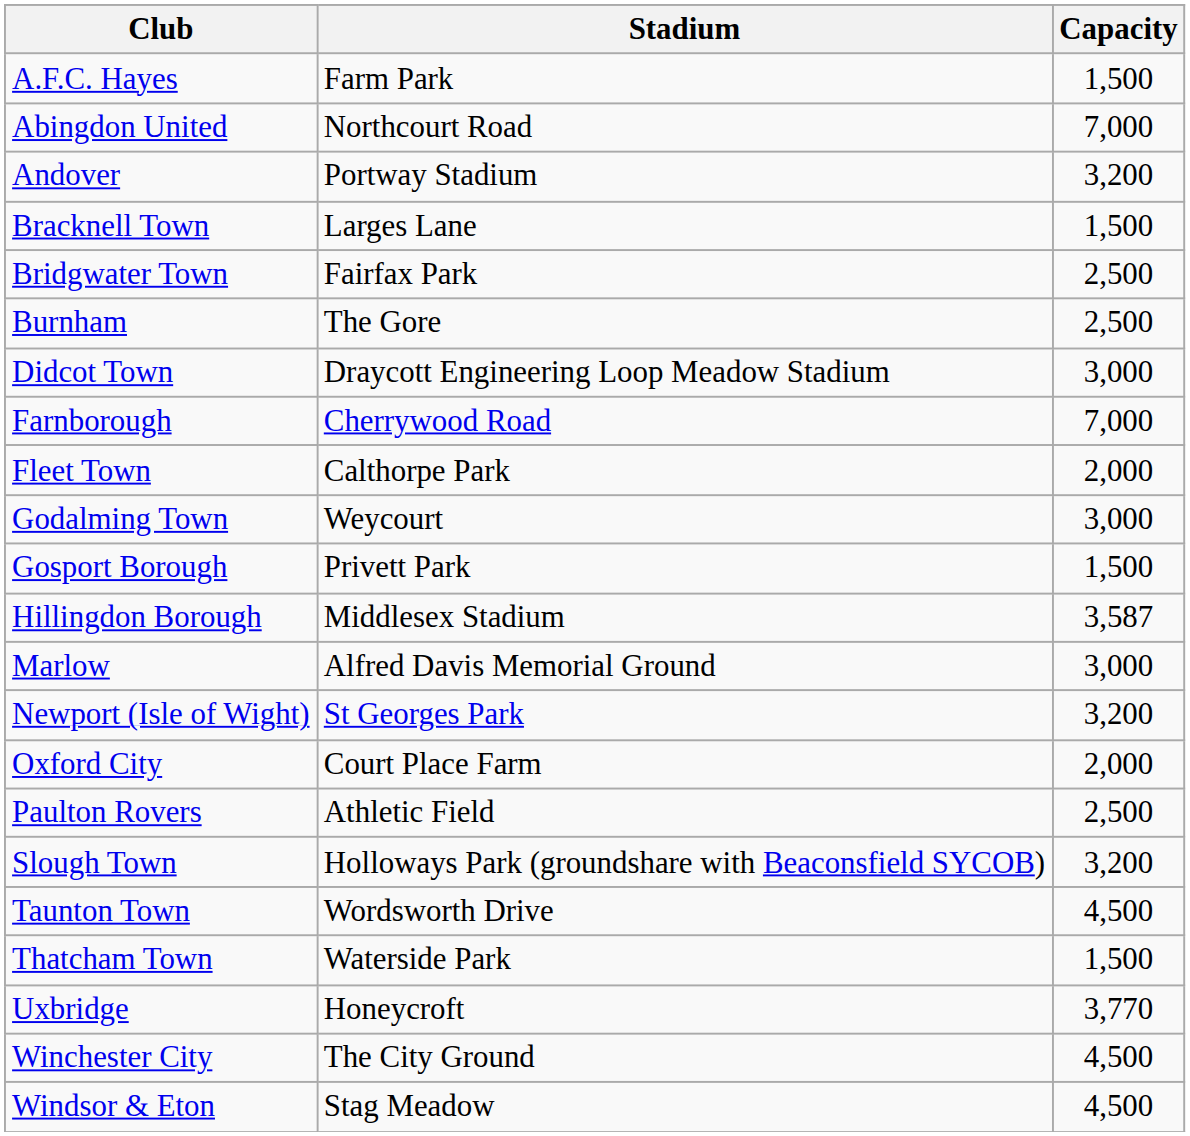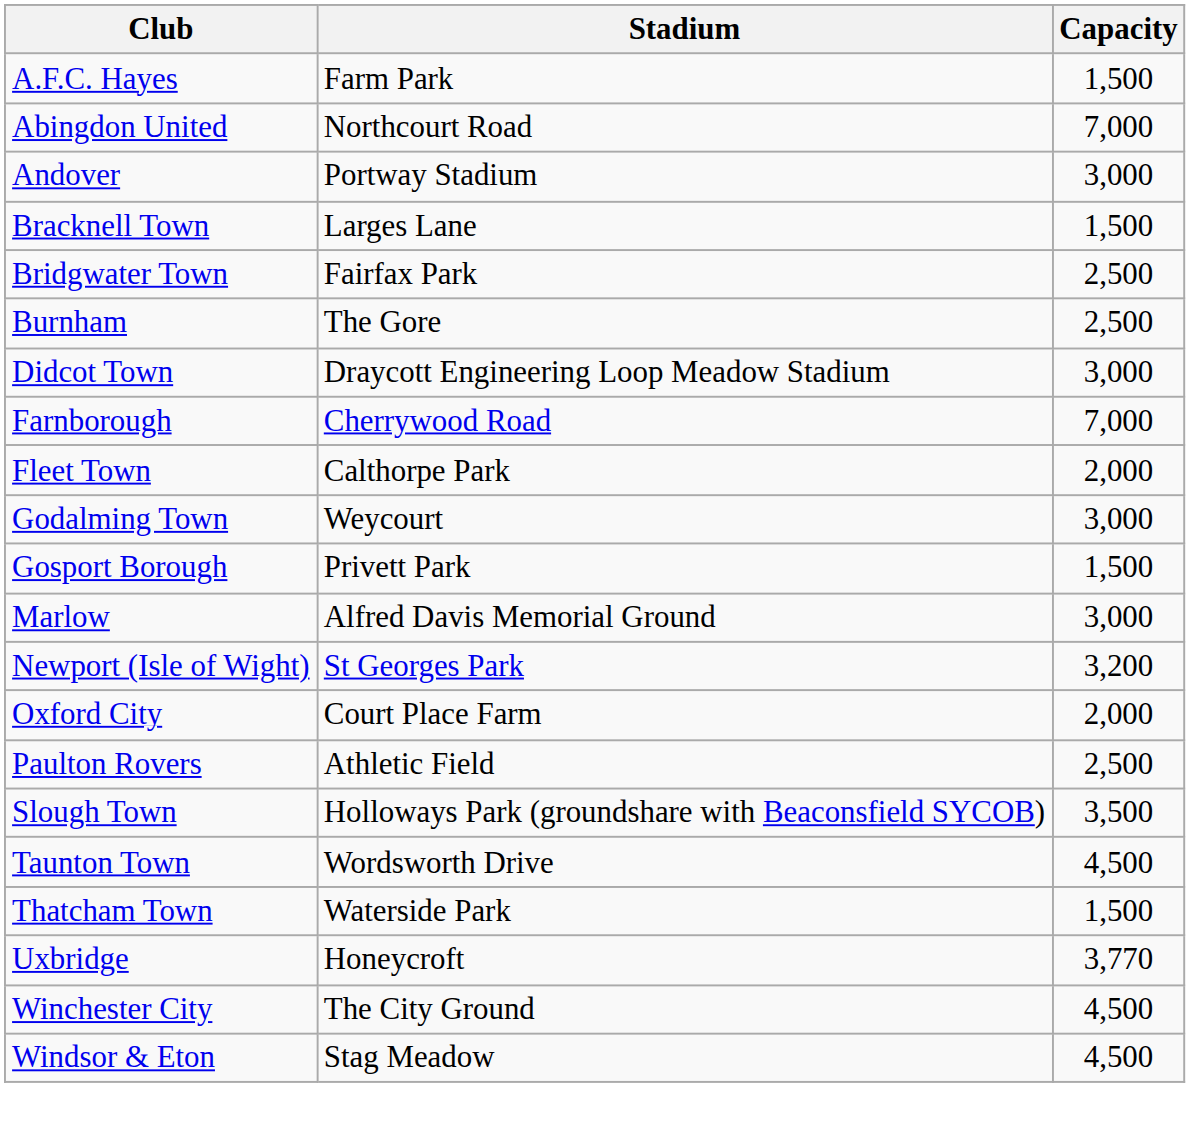(1118, 175) 3,200 -> (1118, 175) 3,000
- row: (137, 616)
(1118, 861) 3,200 -> (1118, 812) 3,500
